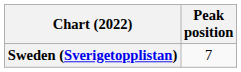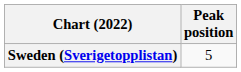(209, 55) 7 -> (209, 55) 5
